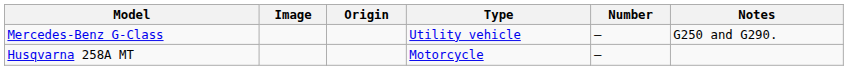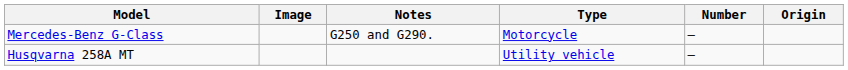columns swapped: (367, 15) <-> (757, 15)
(465, 35) Utility vehicle -> (540, 35) Motorcycle
(446, 55) Motorcycle -> (559, 55) Utility vehicle
